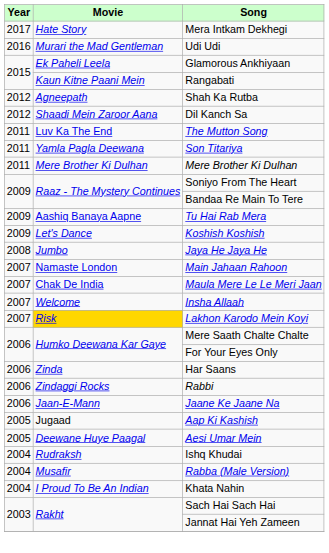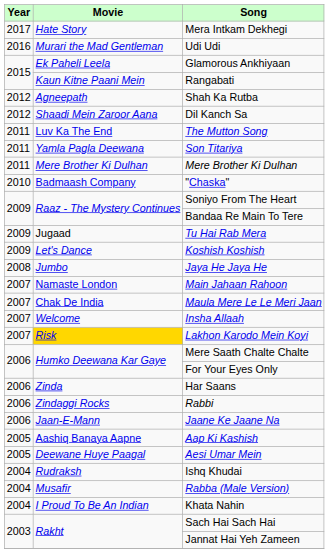+ row: (207, 183)
(88, 217) Aashiq Banaya Aapne -> (53, 234) Jugaad
(53, 421) Jugaad -> (88, 438) Aashiq Banaya Aapne
